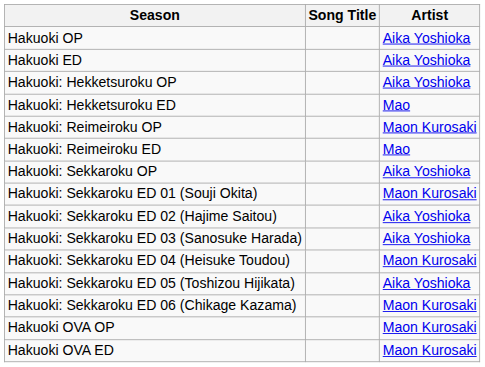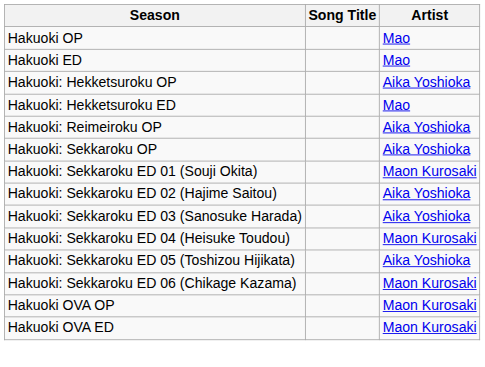(427, 37) Aika Yoshioka -> (396, 37) Mao
(427, 60) Aika Yoshioka -> (396, 60) Mao
(430, 127) Maon Kurosaki -> (427, 127) Aika Yoshioka
- row: (84, 149)
